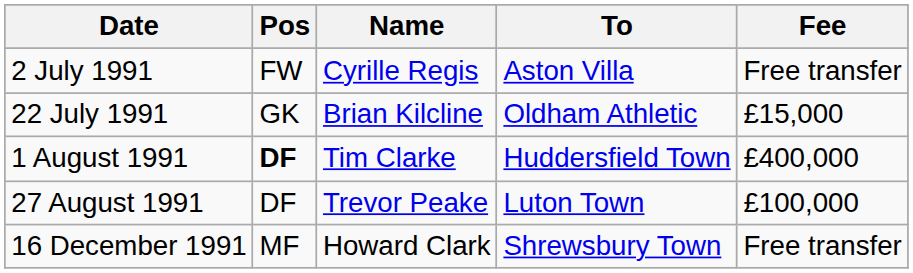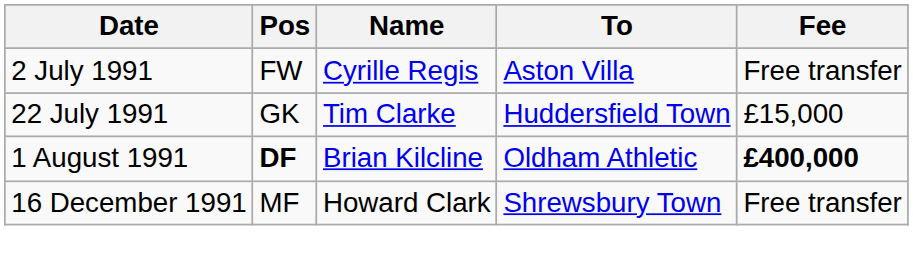(403, 114) Brian Kilcline -> (389, 114) Tim Clarke
(600, 114) Oldham Athletic -> (617, 114) Huddersfield Town
(389, 158) Tim Clarke -> (403, 158) Brian Kilcline
(617, 158) Huddersfield Town -> (600, 158) Oldham Athletic
(801, 158) normal -> (801, 158) bold
- row: (107, 202)
